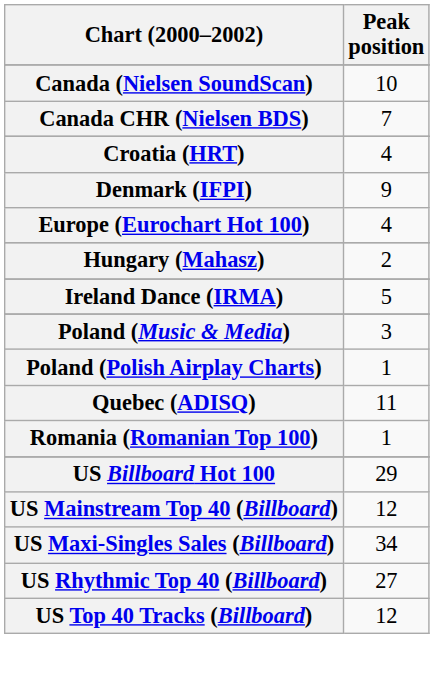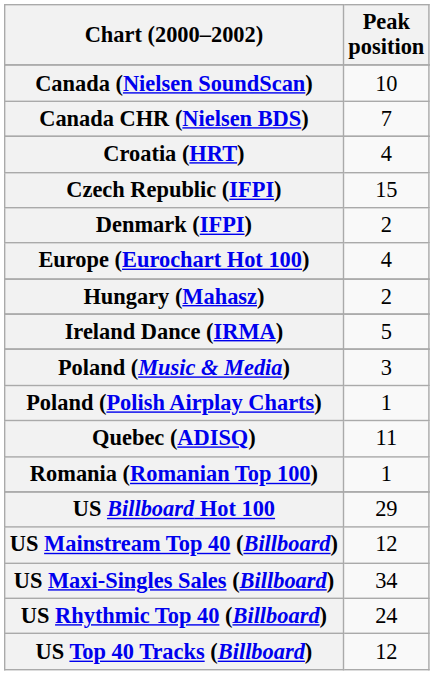+ row: (174, 189)
(386, 189) 9 -> (386, 225) 2
(386, 580) 27 -> (386, 615) 24
